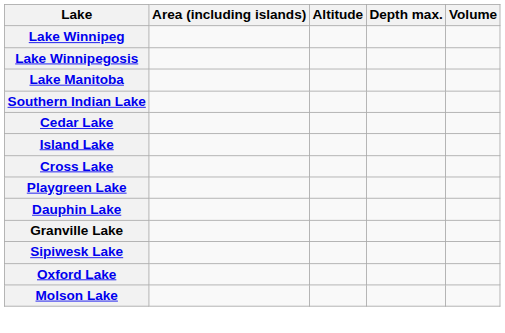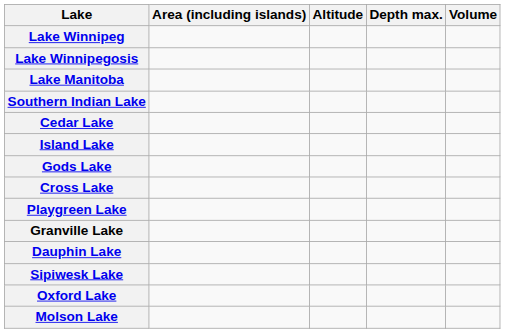+ row: (77, 166)
rows swapped: (77, 209) <-> (77, 230)
